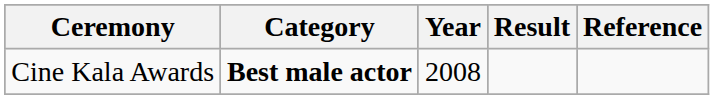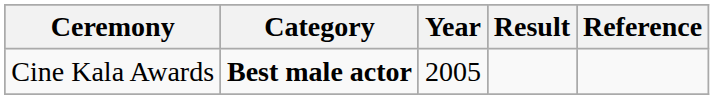(453, 71) 2008 -> (453, 71) 2005
